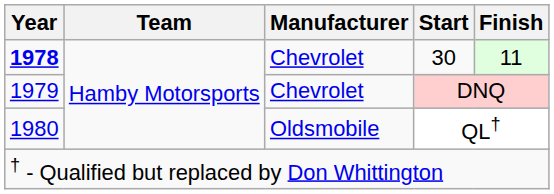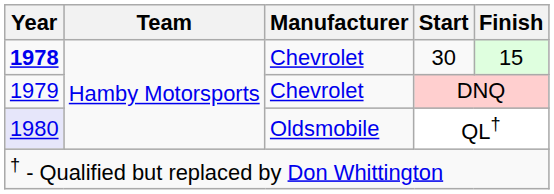(511, 57) 11 -> (511, 57) 15
(34, 129) no background -> (34, 129) lavender background
